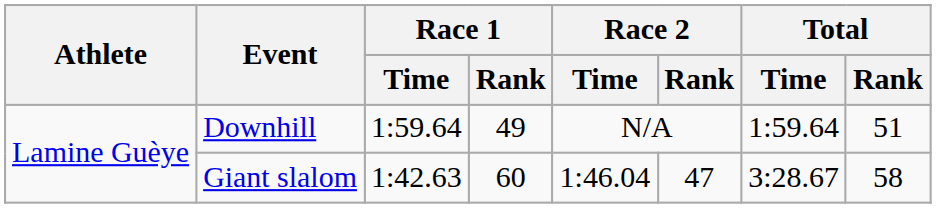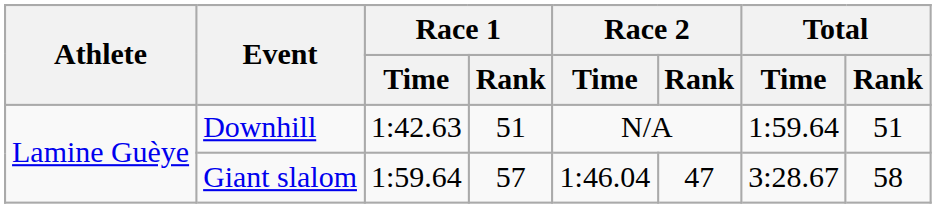(416, 128) 1:59.64 -> (416, 128) 1:42.63
(511, 128) 49 -> (511, 128) 51
(416, 177) 1:42.63 -> (416, 177) 1:59.64
(511, 177) 60 -> (511, 177) 57
